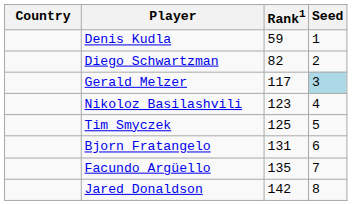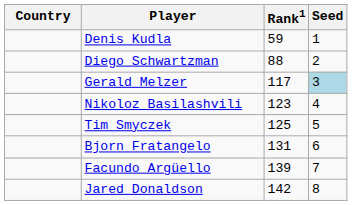(275, 61) 82 -> (275, 61) 88
(279, 168) 135 -> (279, 168) 139
